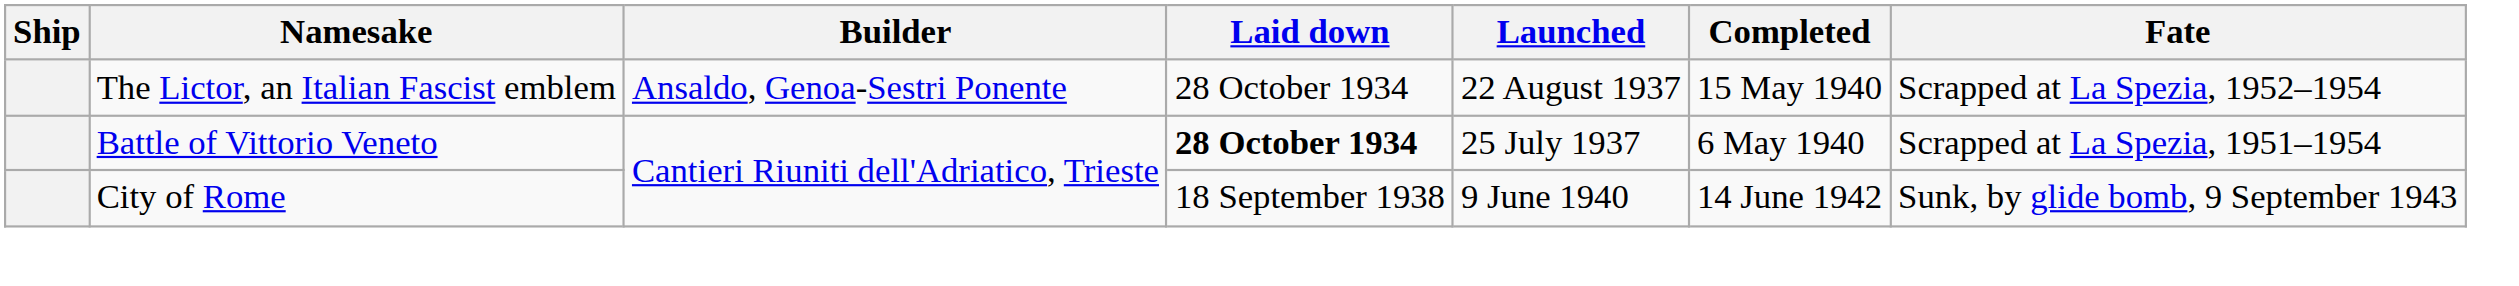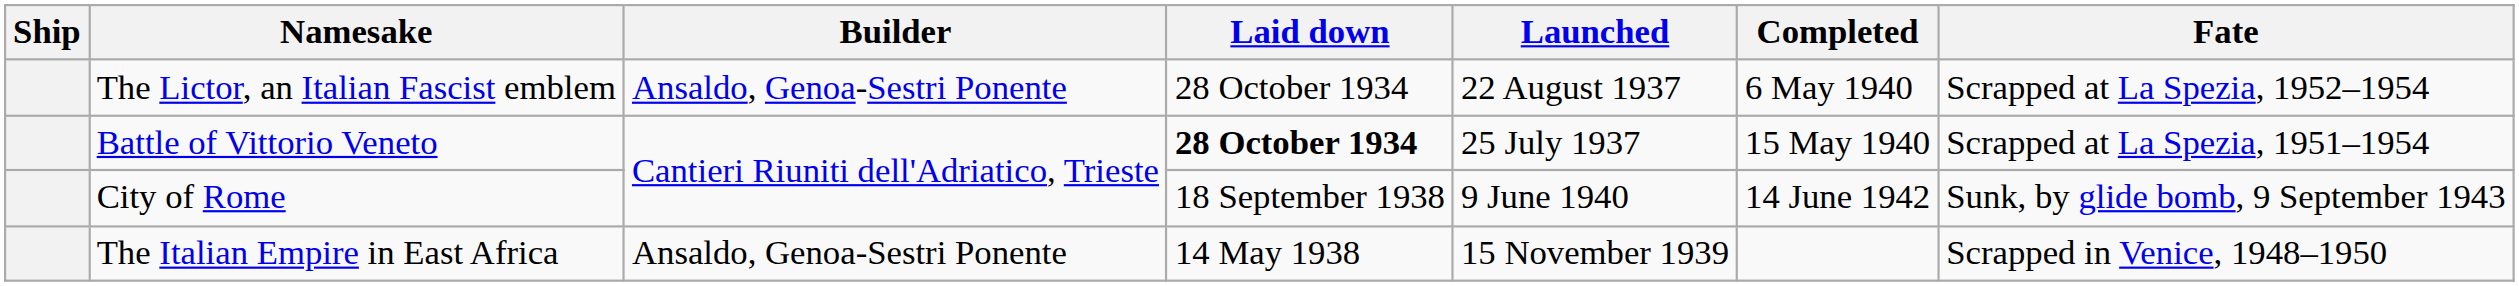(1789, 87) 15 May 1940 -> (1829, 87) 6 May 1940
(1781, 142) 6 May 1940 -> (1838, 142) 15 May 1940
+ row: (328, 252)
